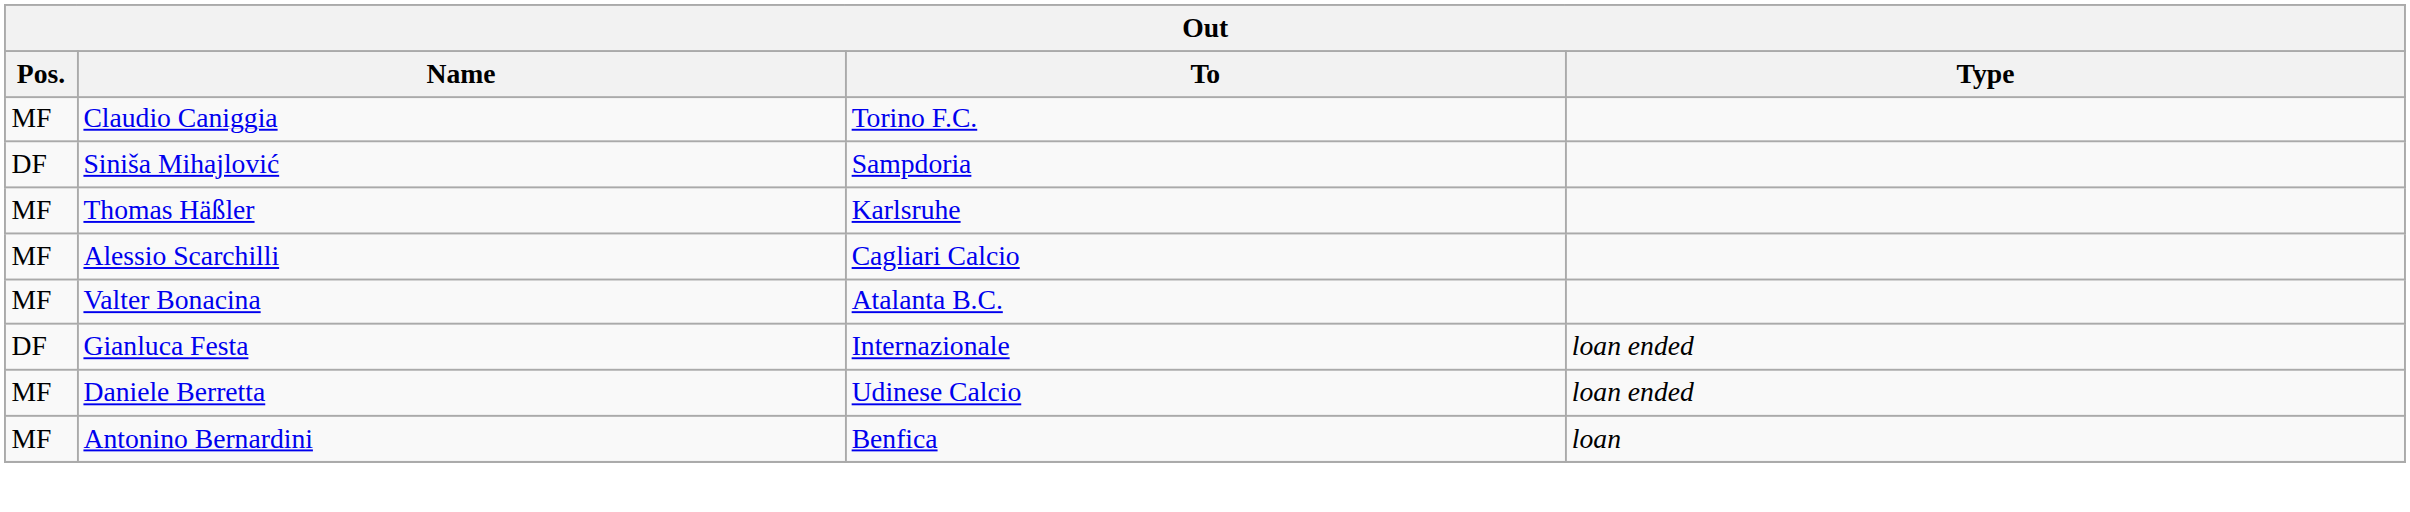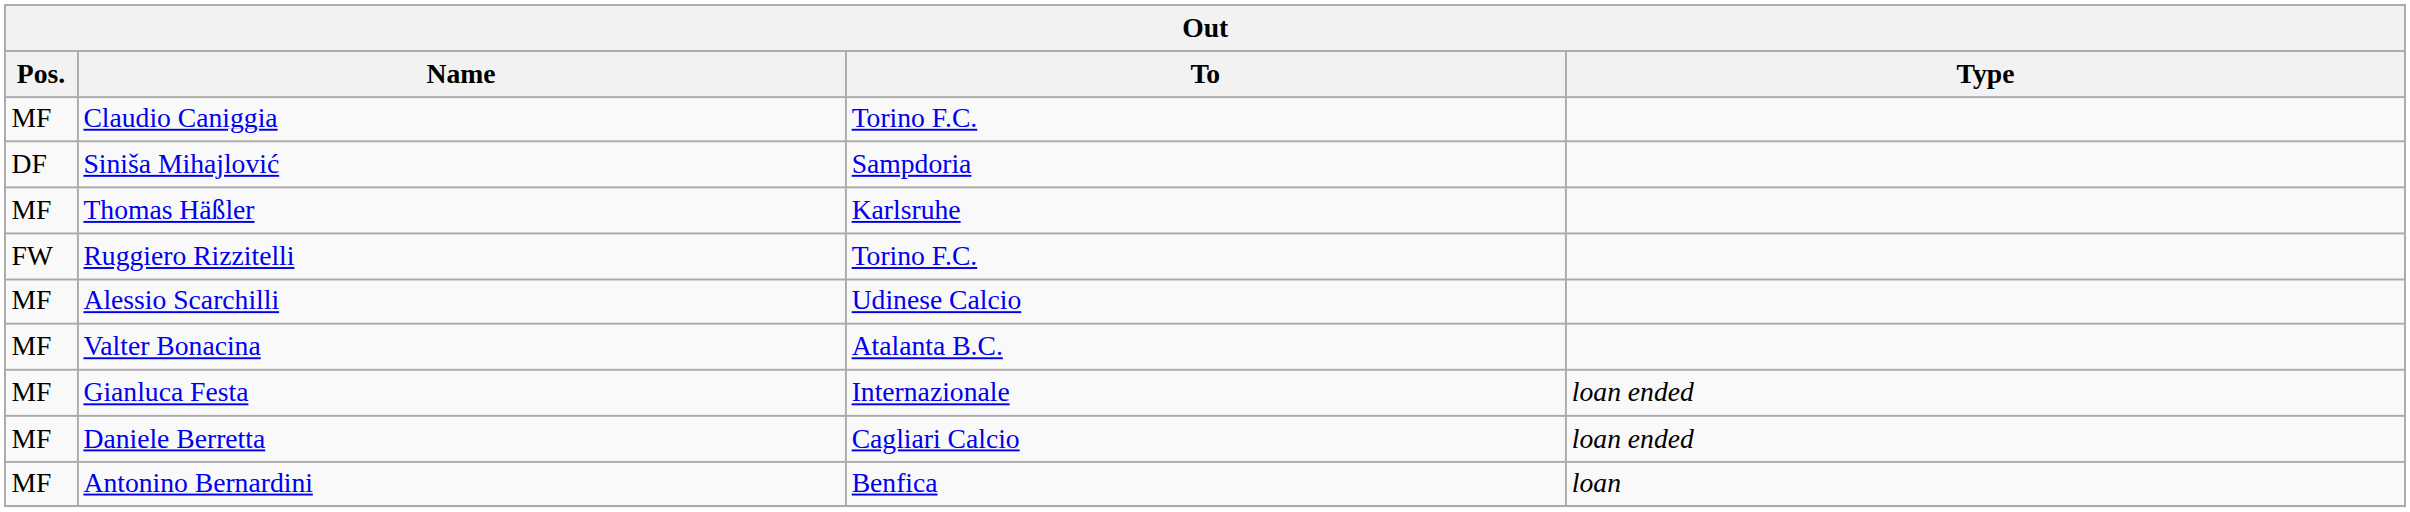+ row: (189, 255)
(936, 255) Cagliari Calcio -> (936, 301) Udinese Calcio
(29, 346) DF -> (31, 392) MF
(936, 392) Udinese Calcio -> (936, 438) Cagliari Calcio
